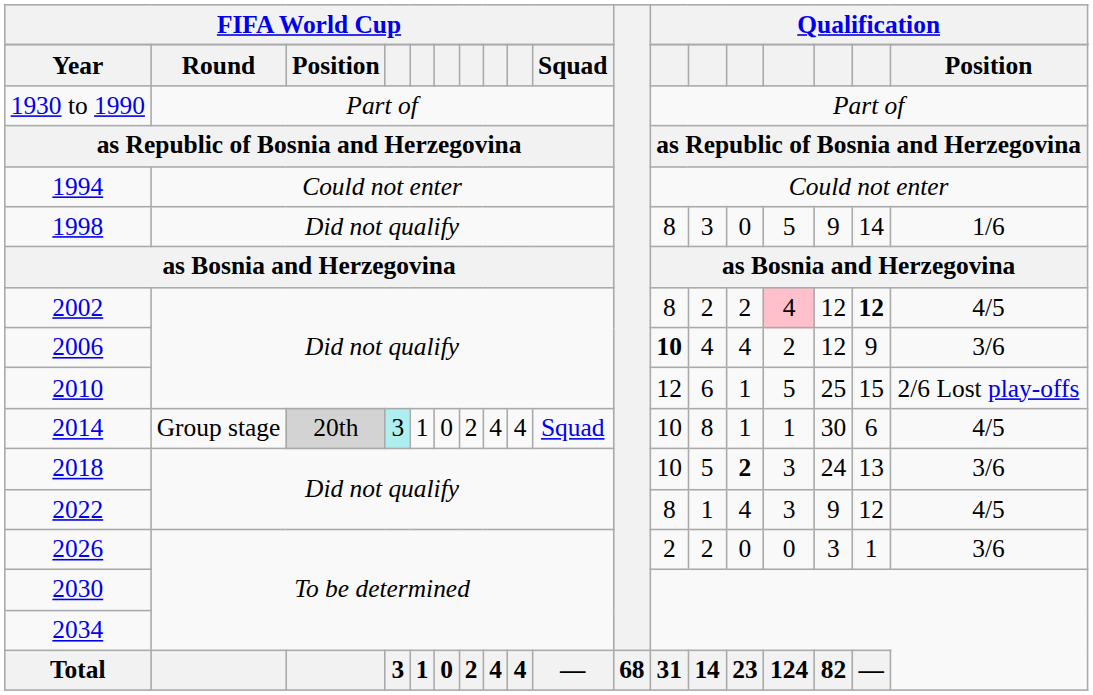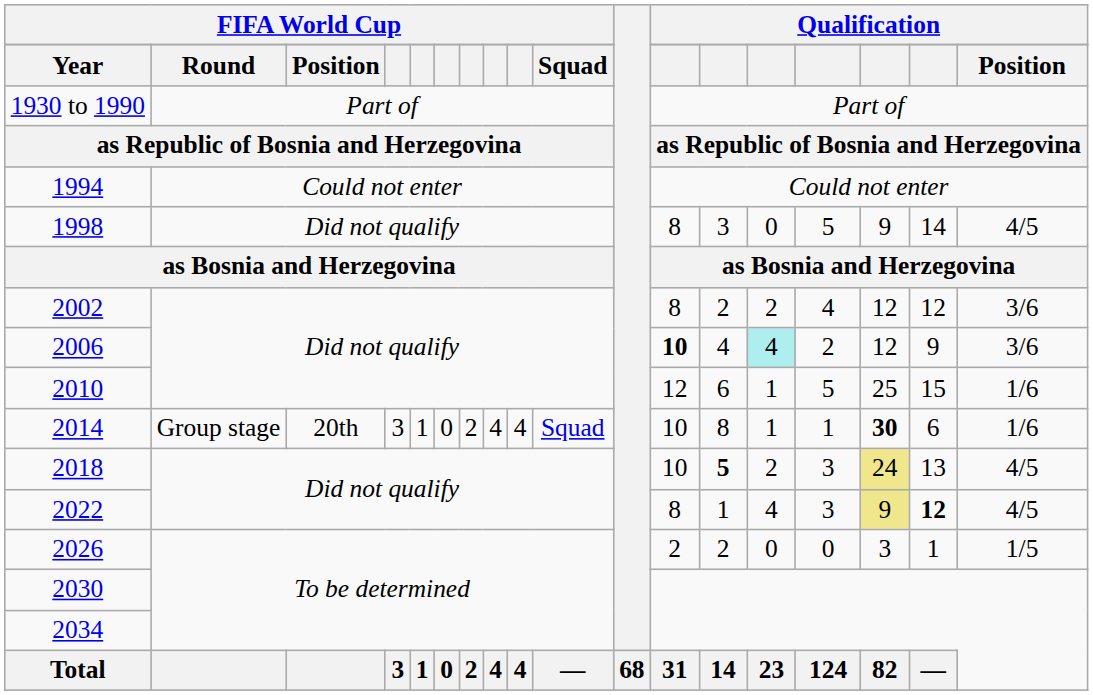(988, 226) 1/6 -> (1022, 226) 4/5
(789, 307) pink background -> (828, 307) no background
(871, 307) bold -> (933, 307) normal
(988, 307) 4/5 -> (1022, 307) 3/6
(745, 347) no background -> (771, 347) paleturquoise background
(988, 387) 2/6 Lost play-offs -> (1022, 387) 1/6
(336, 428) lightgrey background -> (336, 428) no background
(398, 428) paleturquoise background -> (398, 428) no background
(833, 428) normal -> (885, 428) bold
(988, 428) 4/5 -> (1022, 428) 1/6
(707, 468) normal -> (723, 468) bold
(745, 468) bold -> (771, 468) normal
(833, 468) no background -> (885, 468) khaki background
(988, 468) 3/6 -> (1022, 468) 4/5
(833, 508) no background -> (885, 508) khaki background
(871, 508) normal -> (933, 508) bold
(988, 549) 3/6 -> (1022, 549) 1/5
